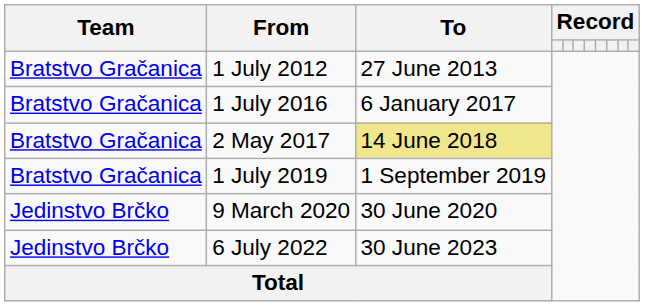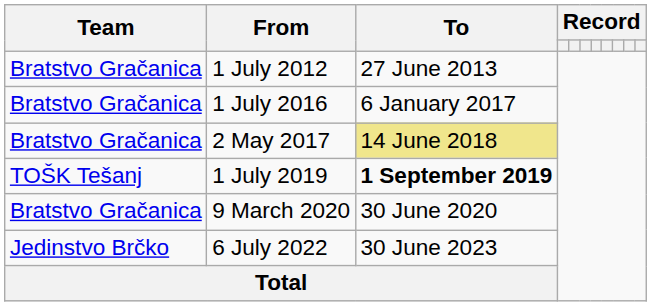(106, 175) Bratstvo Gračanica -> (76, 175) TOŠK Tešanj
(453, 175) normal -> (456, 175) bold
(90, 211) Jedinstvo Brčko -> (106, 211) Bratstvo Gračanica
